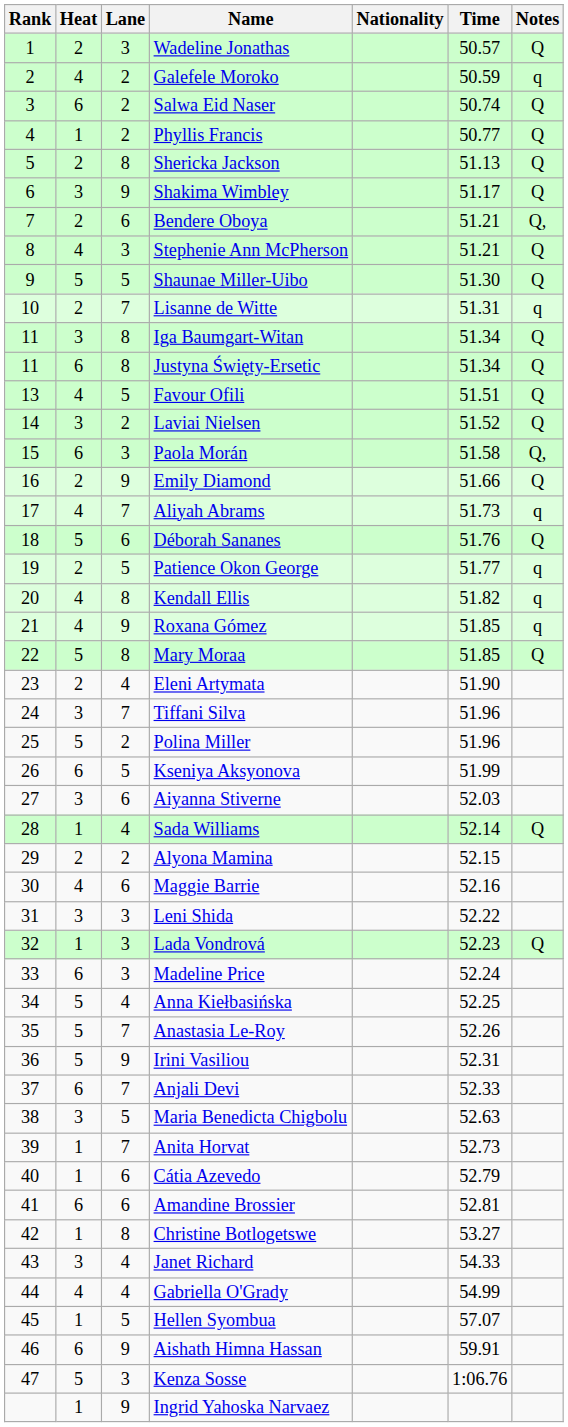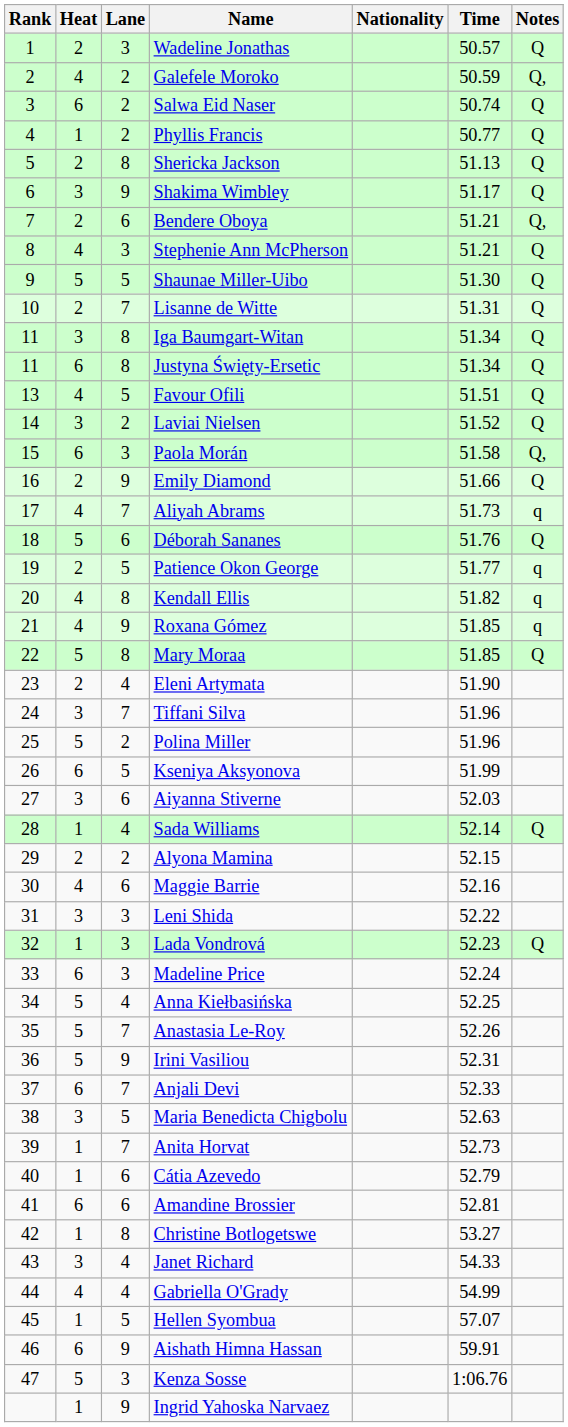(538, 76) q -> (538, 76) Q,
(538, 308) q -> (538, 308) Q
